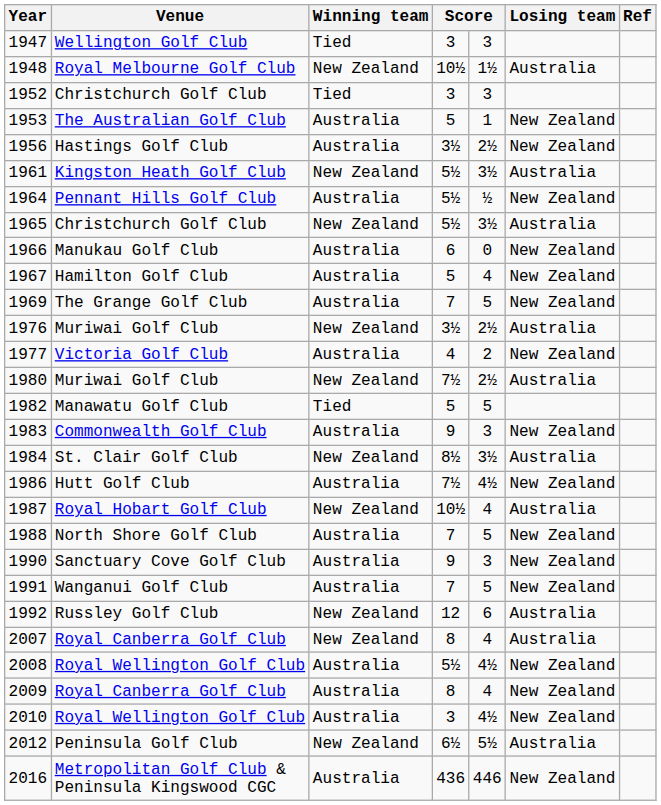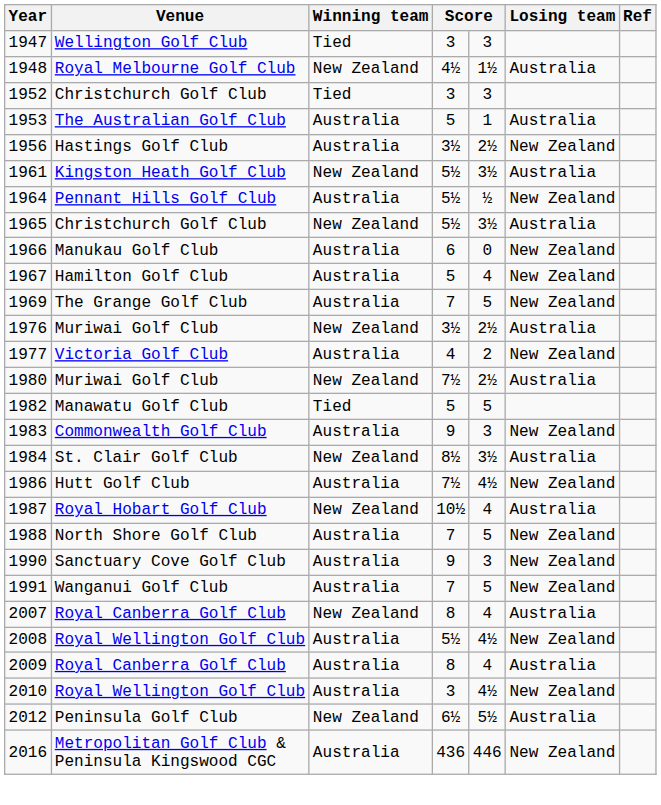(451, 70) 10½ -> (451, 70) 4½
(562, 122) New Zealand -> (553, 122) Australia
- row: (28, 614)
(562, 692) New Zealand -> (553, 666) Australia
